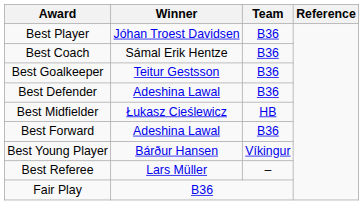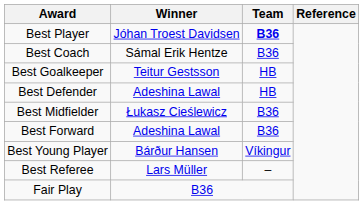(268, 33) normal -> (268, 33) bold
(268, 72) B36 -> (268, 72) HB
(268, 92) B36 -> (268, 92) HB
(268, 111) HB -> (268, 111) B36
